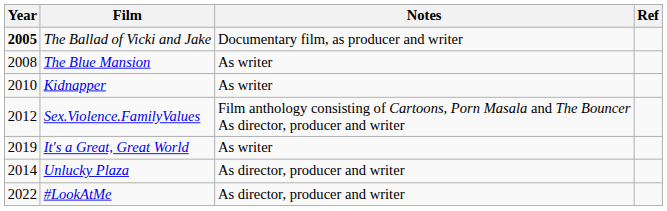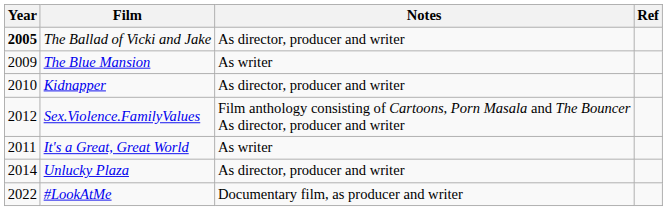(340, 39) Documentary film, as producer and writer -> (311, 39) As director, producer and writer
(22, 62) 2008 -> (22, 62) 2009
(245, 85) As writer -> (311, 85) As director, producer and writer
(22, 147) 2019 -> (22, 147) 2011
(311, 194) As director, producer and writer -> (340, 194) Documentary film, as producer and writer
